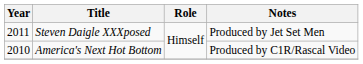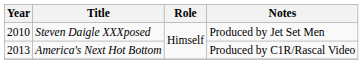(18, 31) 2011 -> (19, 31) 2010
(19, 50) 2010 -> (19, 50) 2013
